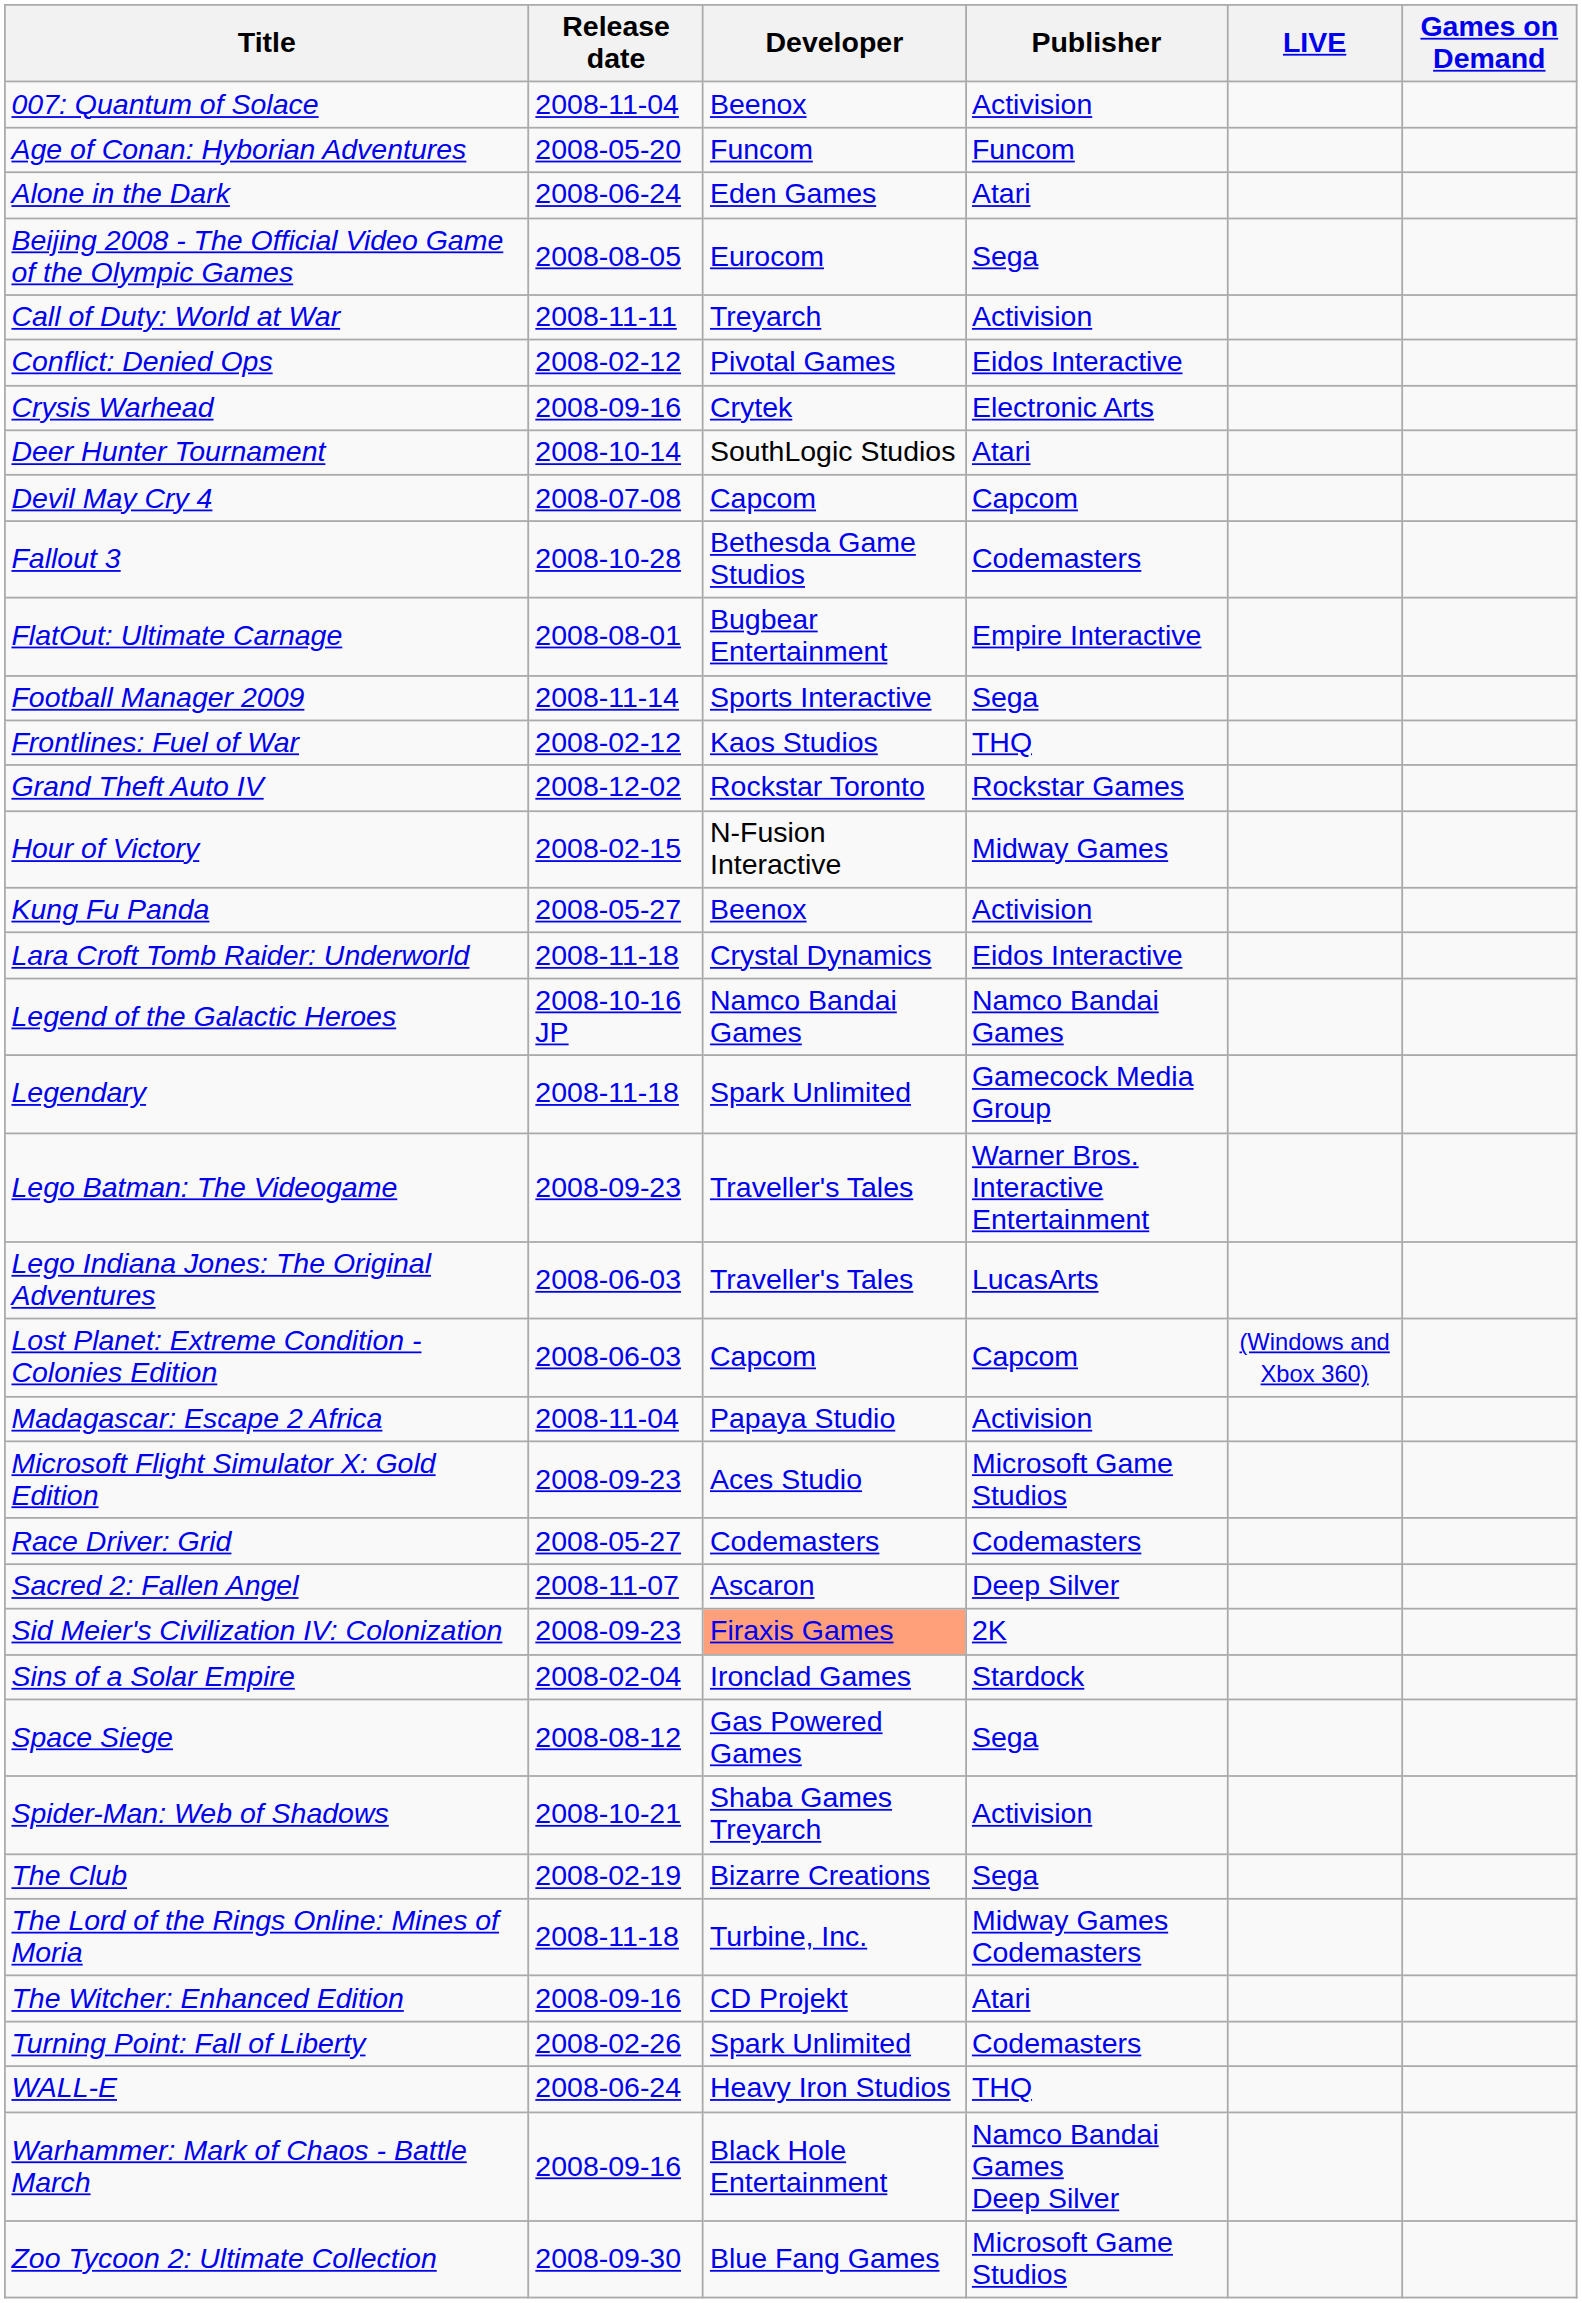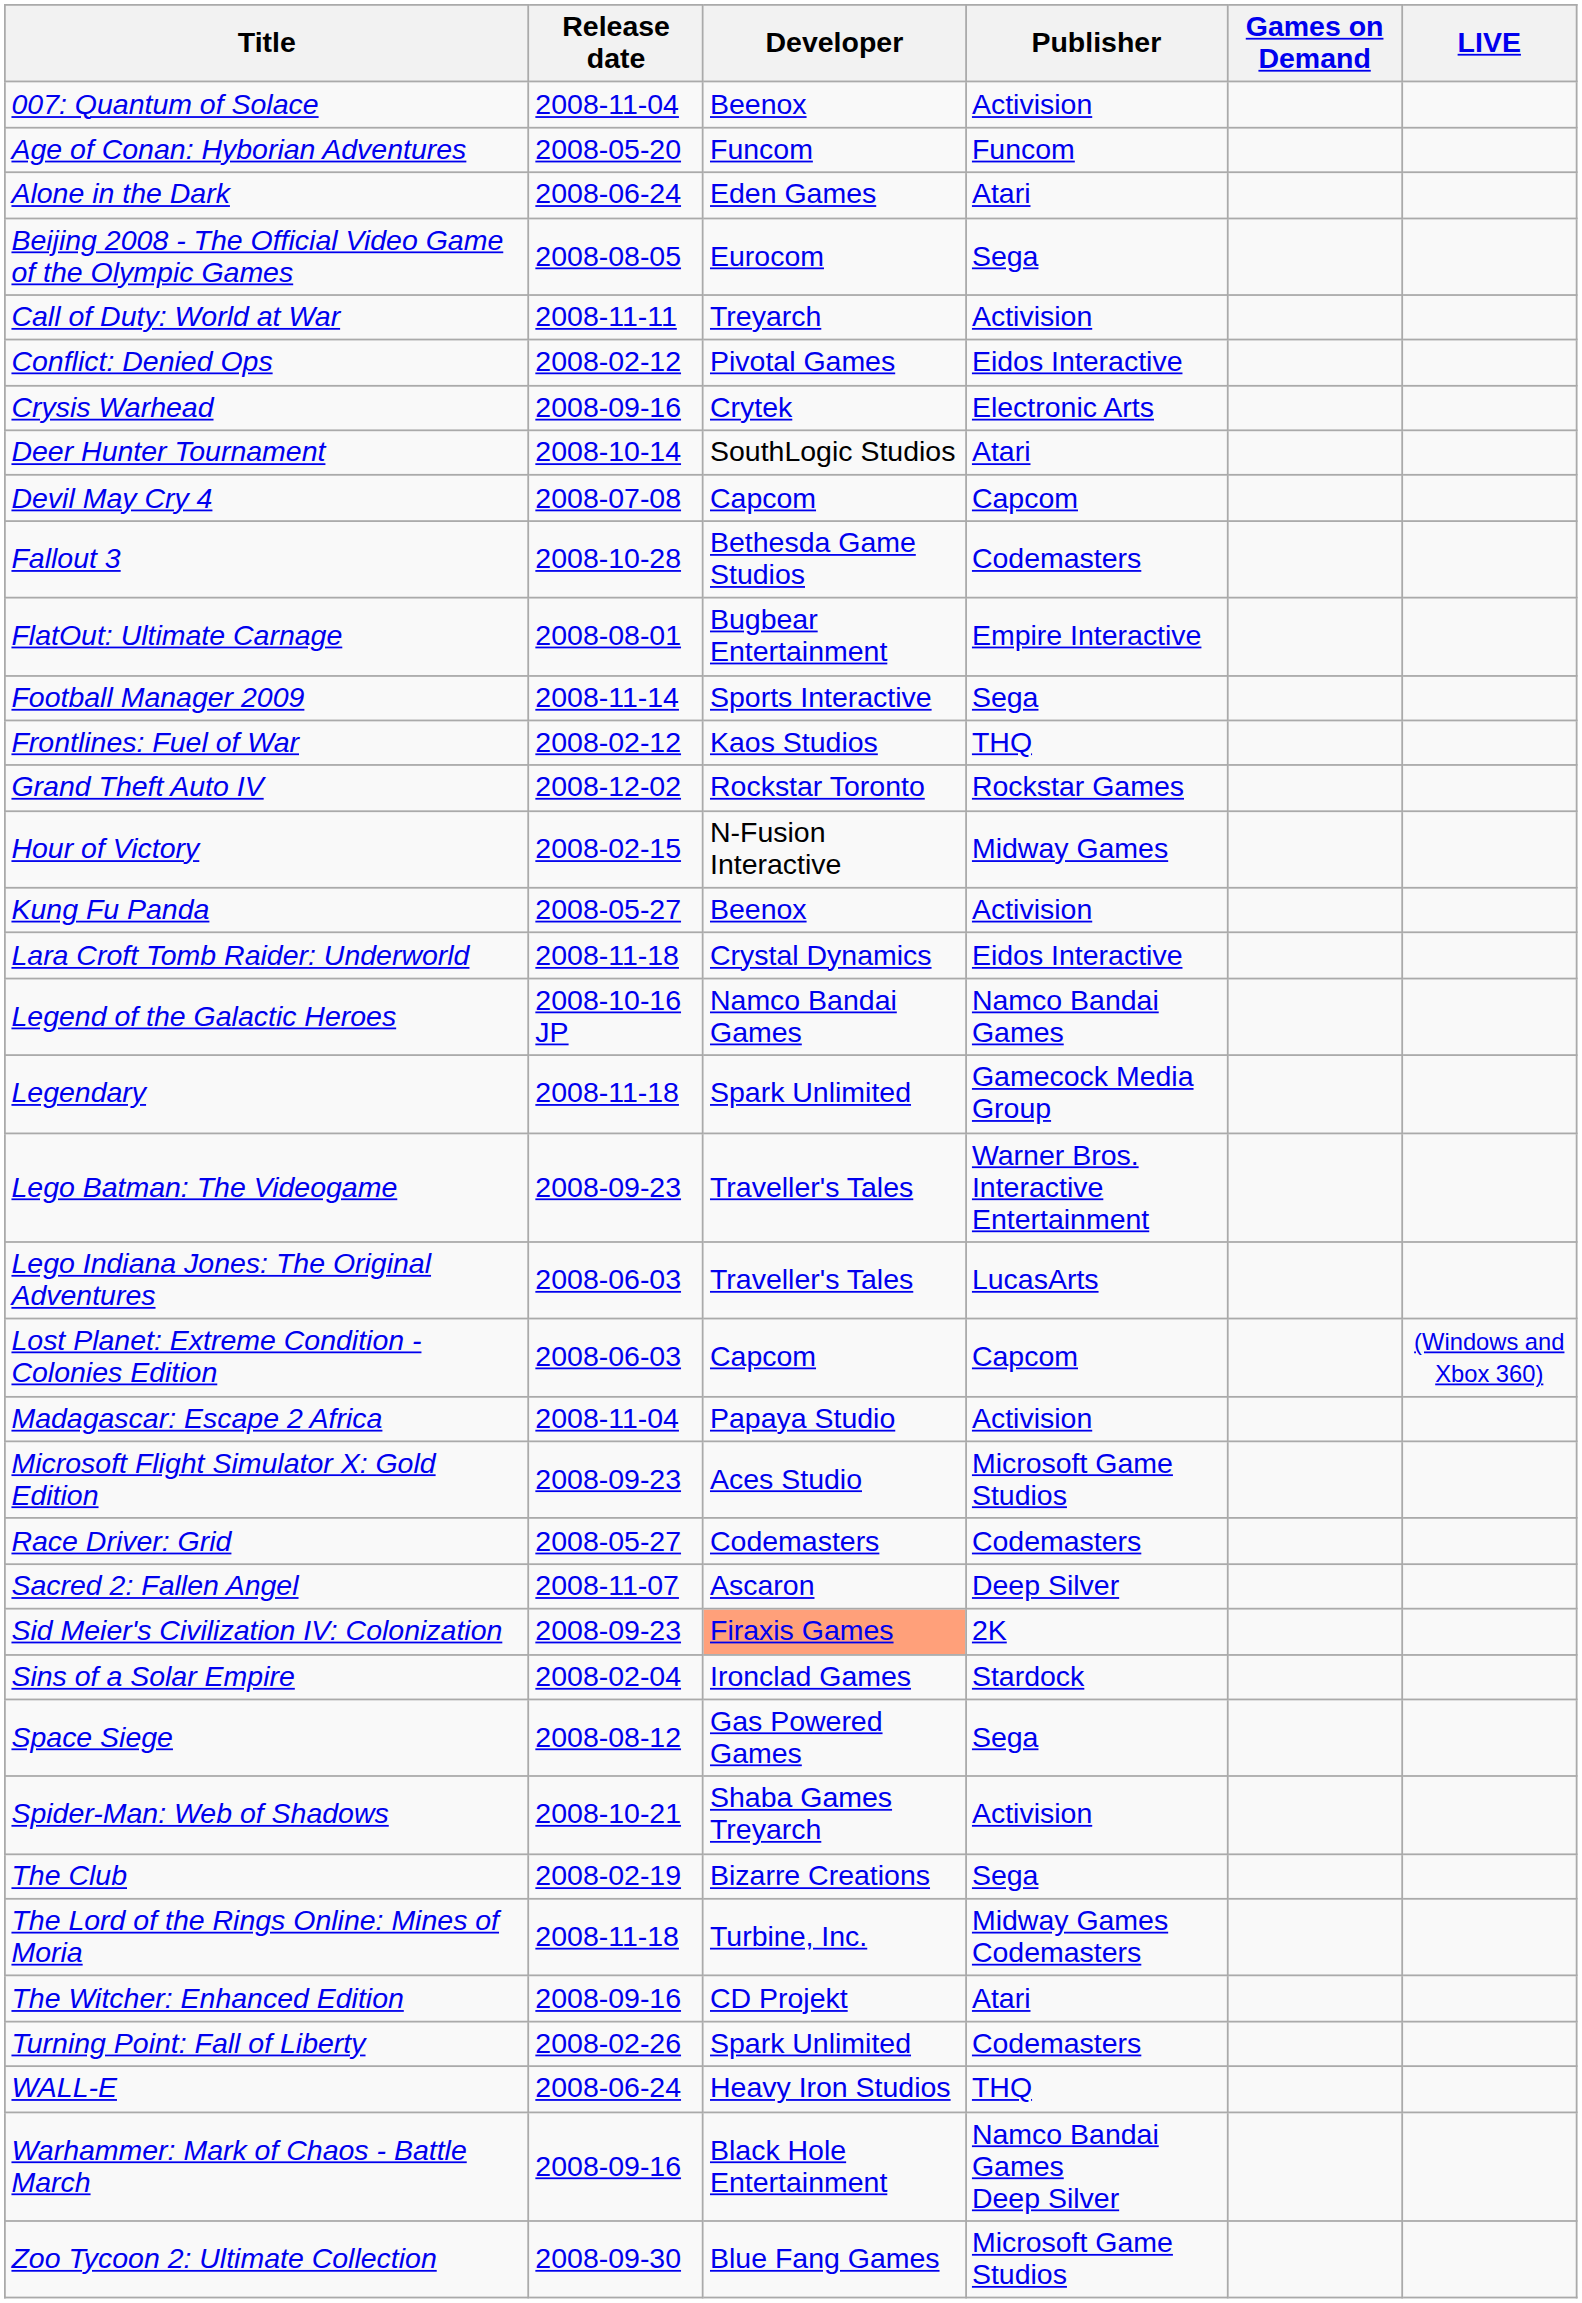columns swapped: (1315, 43) <-> (1489, 43)
